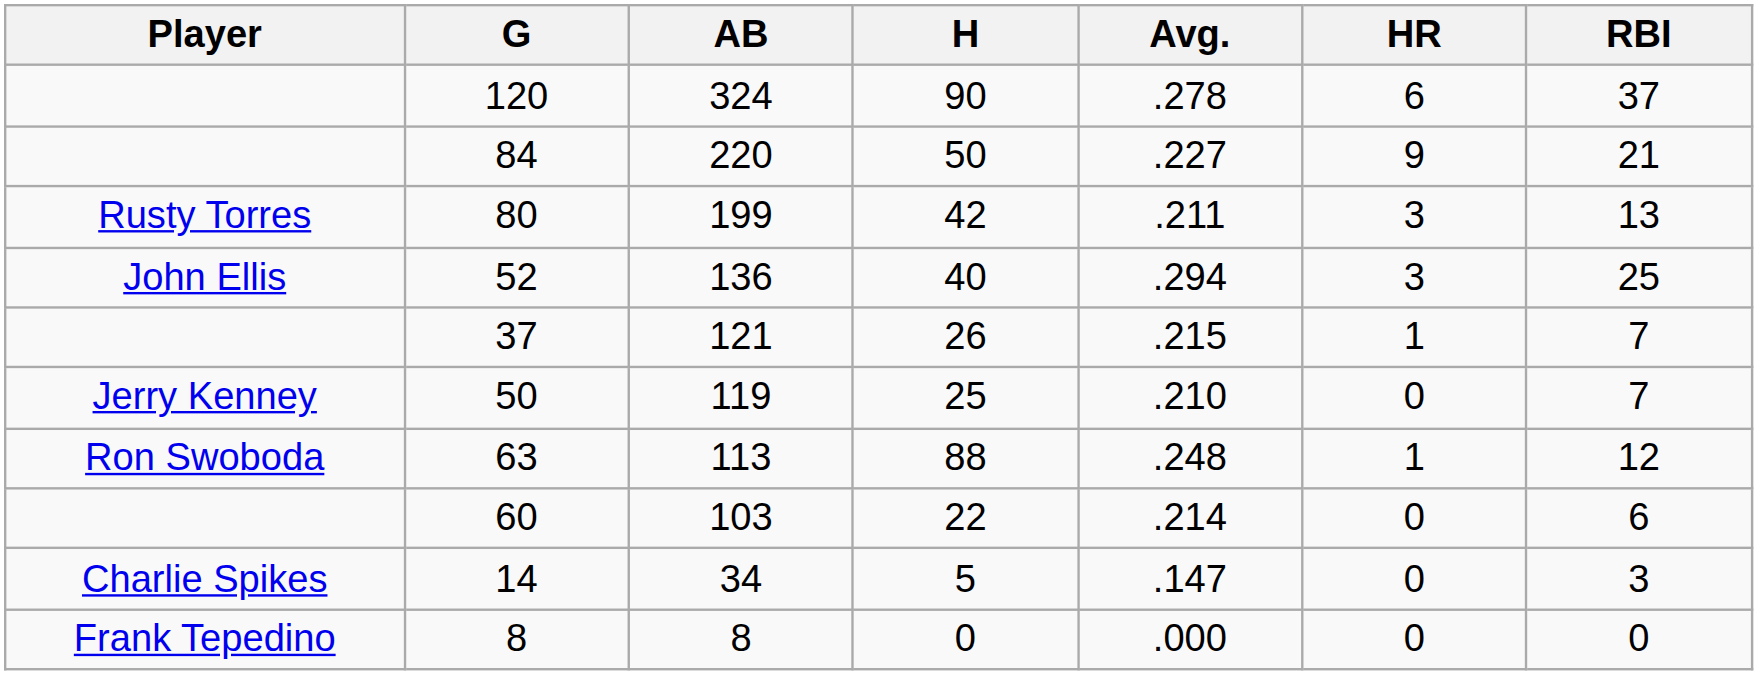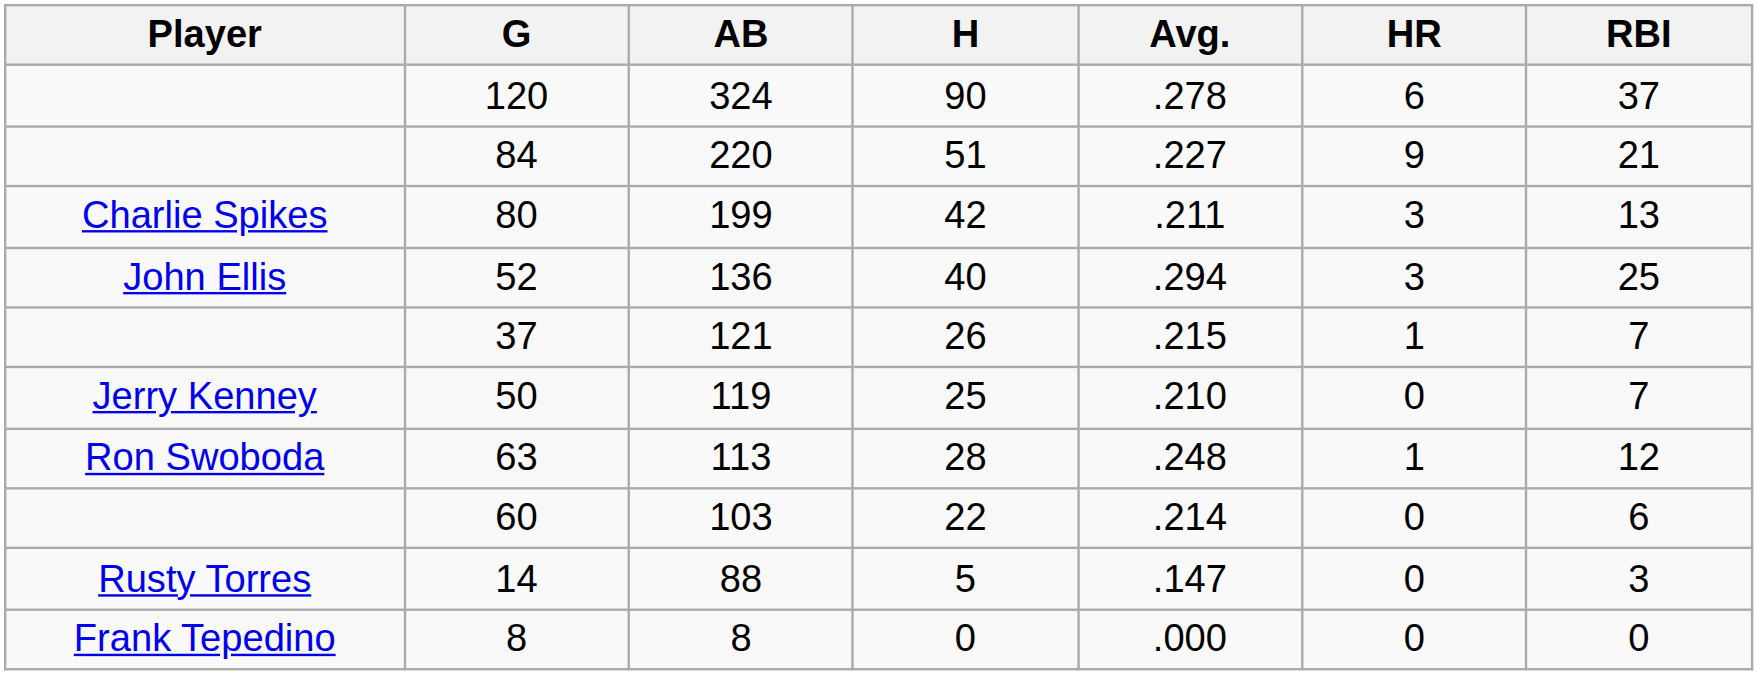(965, 155) 50 -> (965, 155) 51
(205, 215) Rusty Torres -> (205, 215) Charlie Spikes
(965, 457) 88 -> (965, 457) 28
(205, 578) Charlie Spikes -> (205, 578) Rusty Torres
(741, 578) 34 -> (741, 578) 88
